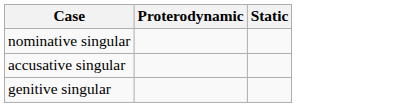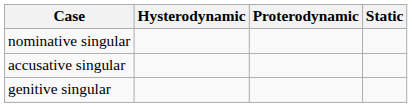+ column: (192, 16)
